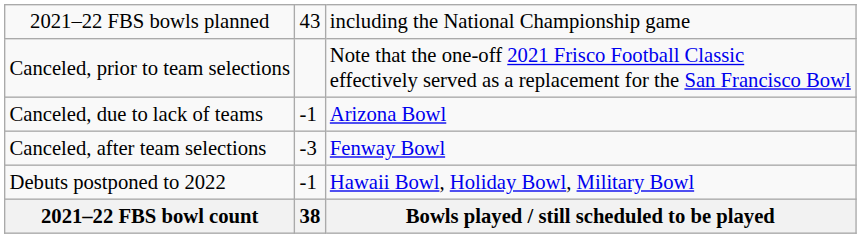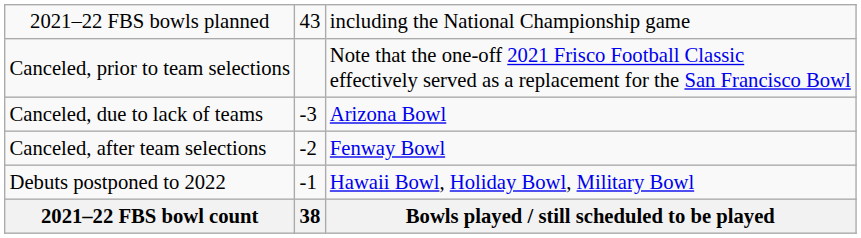(308, 114) -1 -> (308, 114) -3
(308, 148) -3 -> (308, 148) -2
